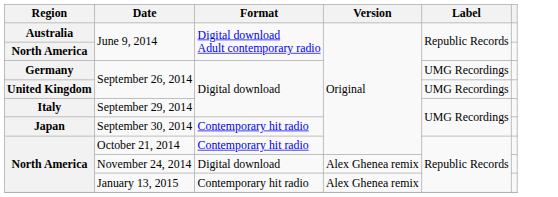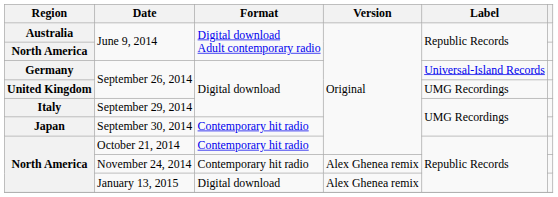(466, 70) UMG Recordings -> (485, 70) Universal-Island Records
(239, 164) Digital download -> (253, 164) Contemporary hit radio
(253, 182) Contemporary hit radio -> (239, 182) Digital download
